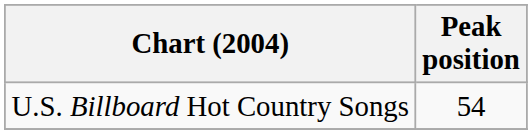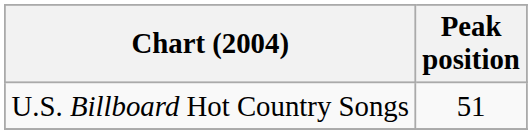(471, 105) 54 -> (471, 105) 51
